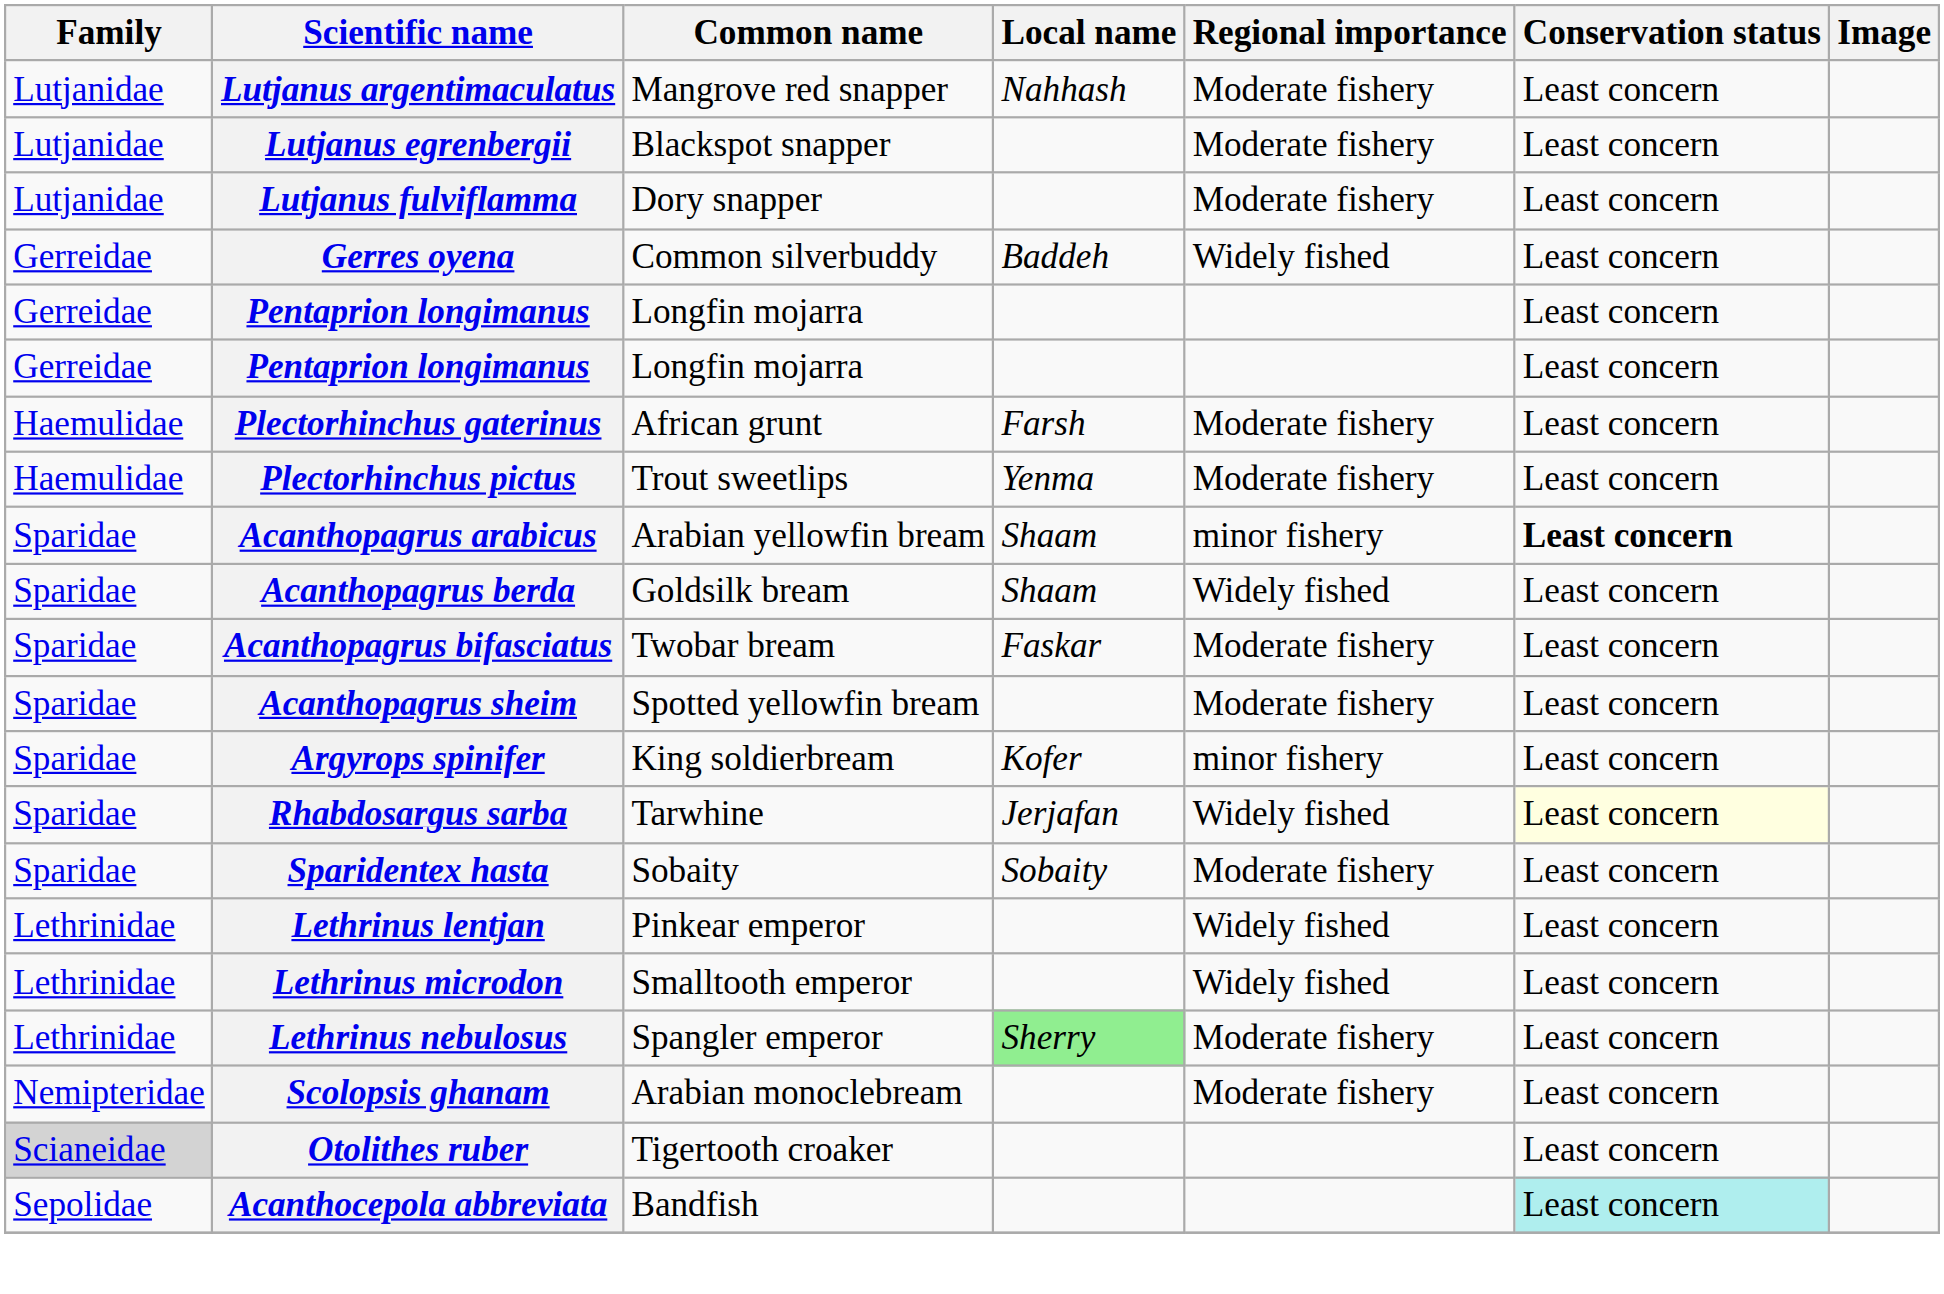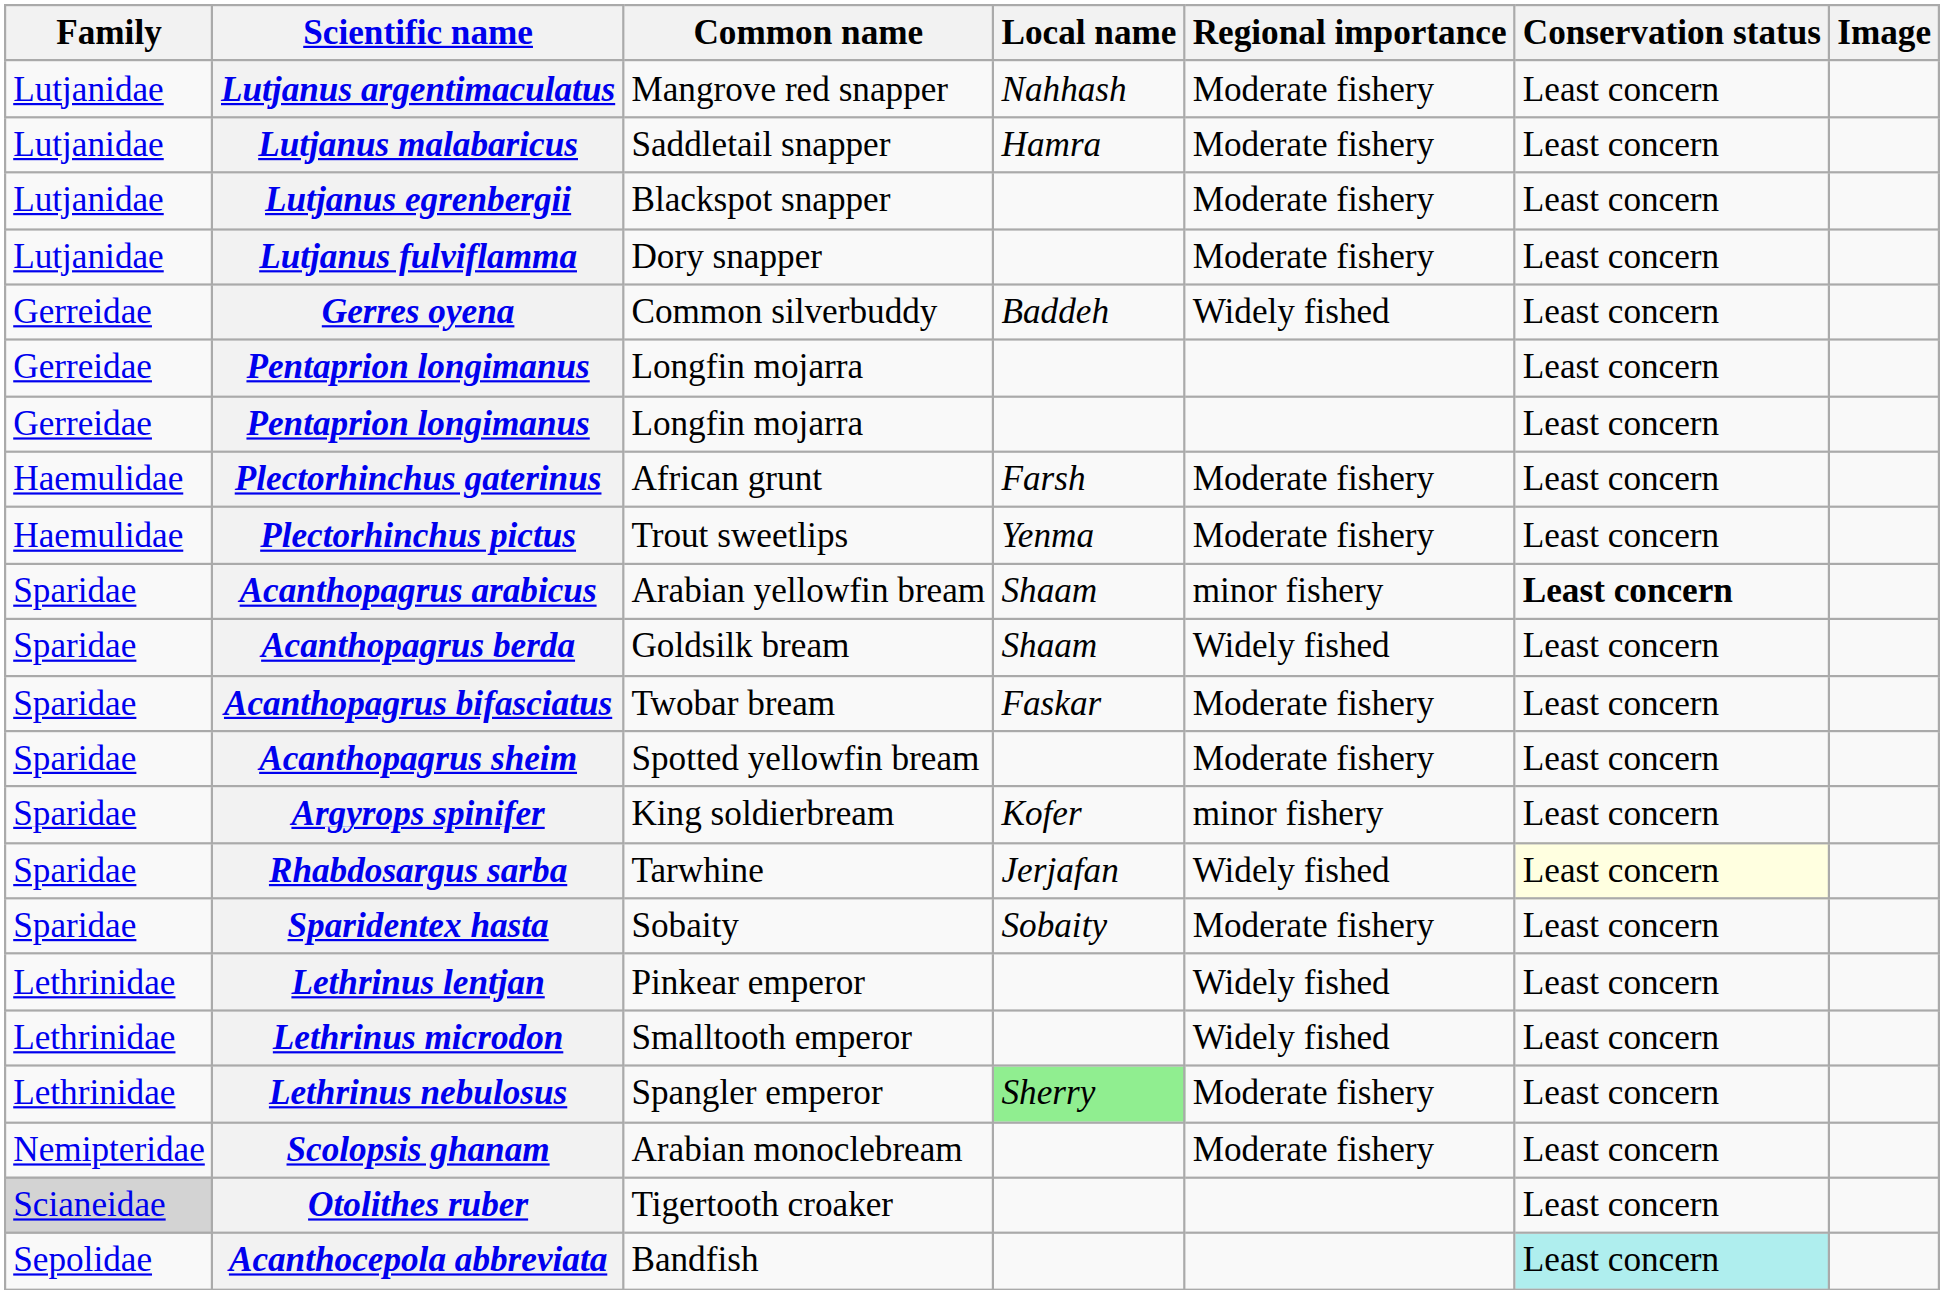+ row: (418, 144)
